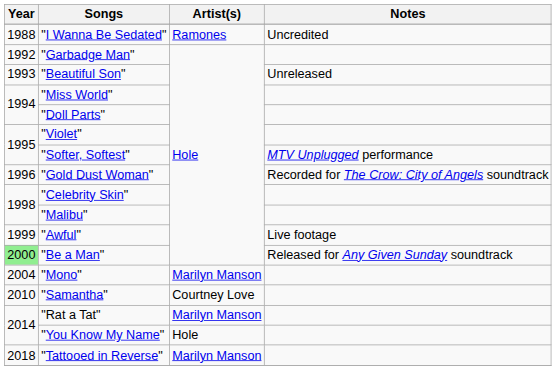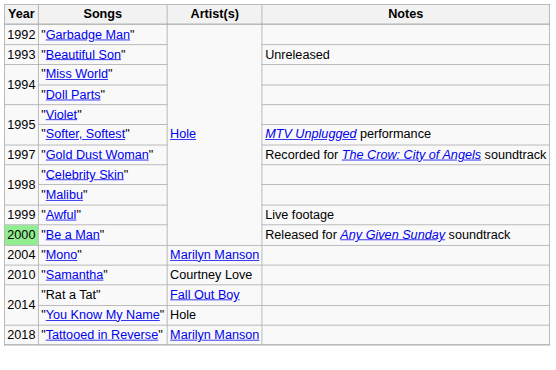- row: (104, 34)
(21, 174) 1996 -> (21, 154) 1997
(217, 315) Marilyn Manson -> (205, 295) Fall Out Boy
